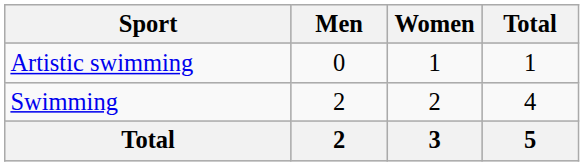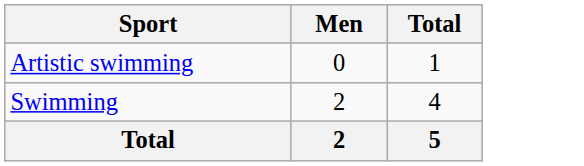- column: (435, 23)
